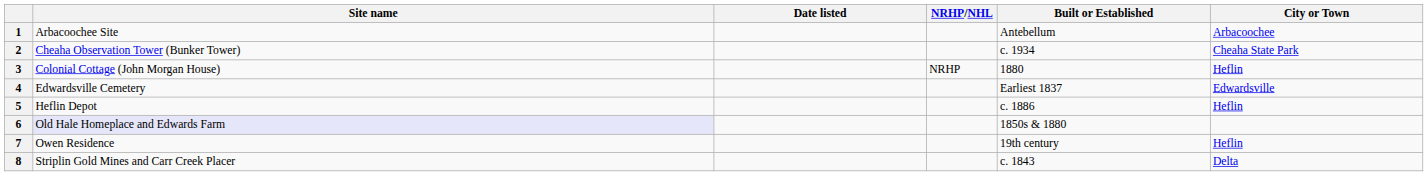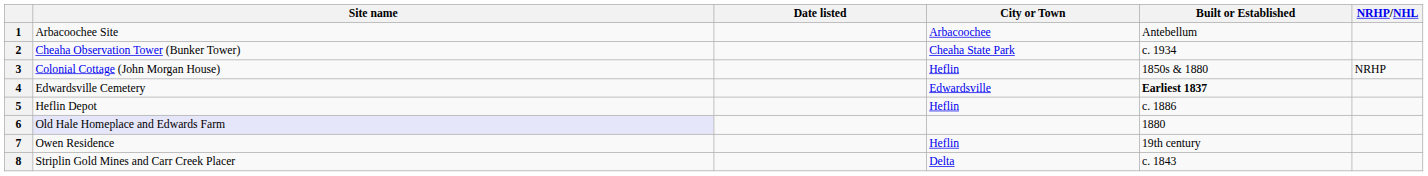columns swapped: (1317, 13) <-> (962, 13)
(1012, 69) 1880 -> (1175, 69) 1850s & 1880
(1031, 87) normal -> (1175, 87) bold
(1033, 124) 1850s & 1880 -> (1154, 124) 1880
